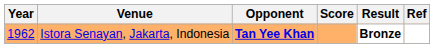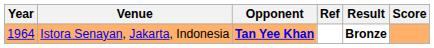columns swapped: (337, 14) <-> (417, 14)
(21, 34) 1962 -> (21, 34) 1964
